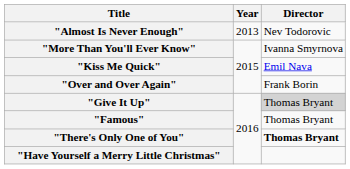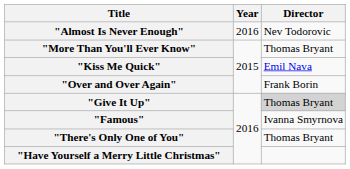(247, 31) 2013 -> (247, 31) 2016
(303, 48) Ivanna Smyrnova -> (298, 48) Thomas Bryant
(298, 119) Thomas Bryant -> (303, 119) Ivanna Smyrnova
(301, 137) bold -> (298, 137) normal
